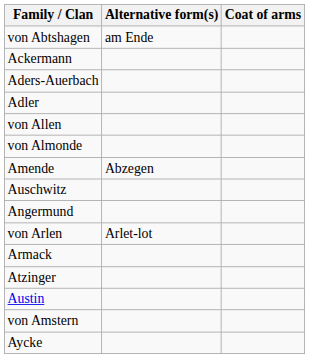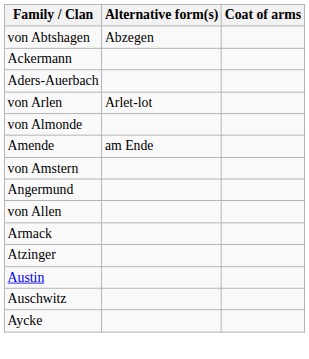(129, 37) am Ende -> (129, 37) Abzegen
- row: (23, 102)
rows swapped: (35, 124) <-> (35, 233)
(129, 168) Abzegen -> (129, 146) am Ende
rows swapped: (43, 320) <-> (37, 189)
